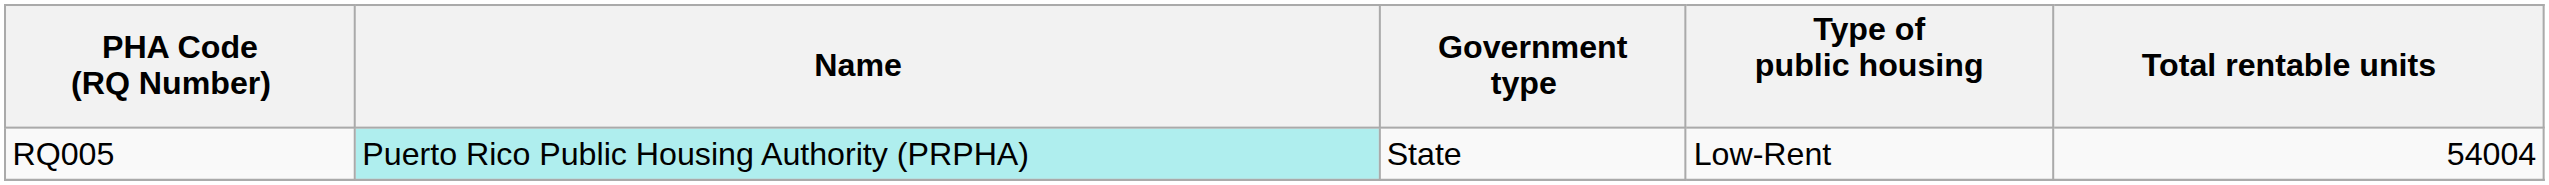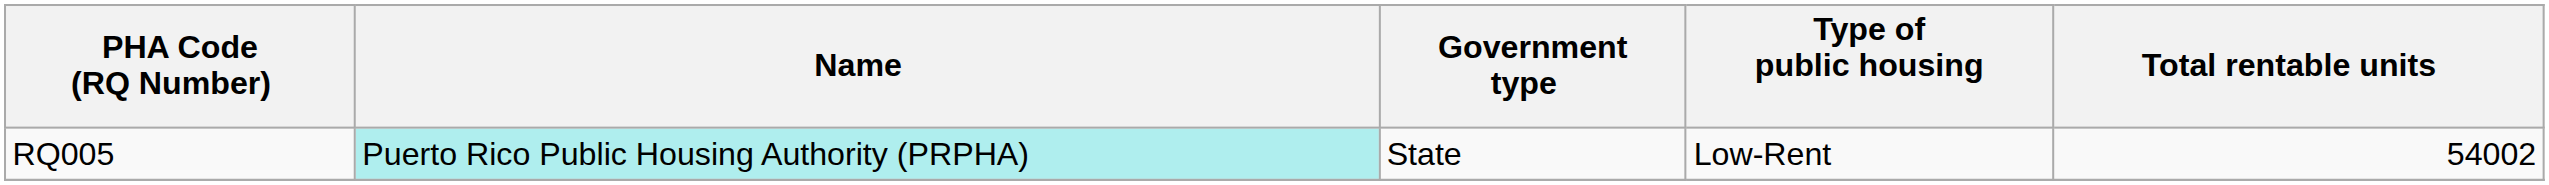(2492, 153) 54004 -> (2492, 153) 54002
